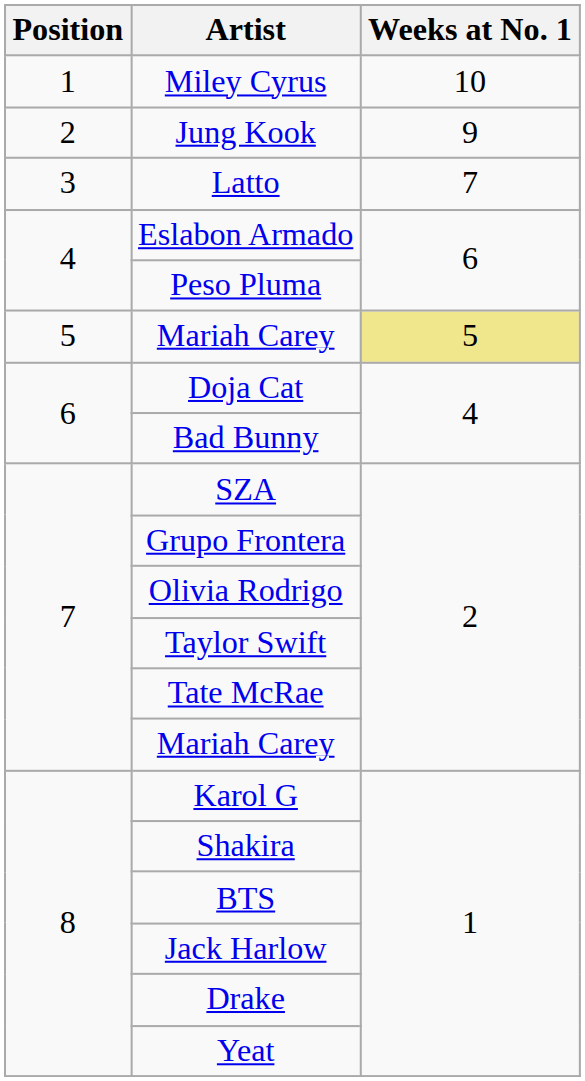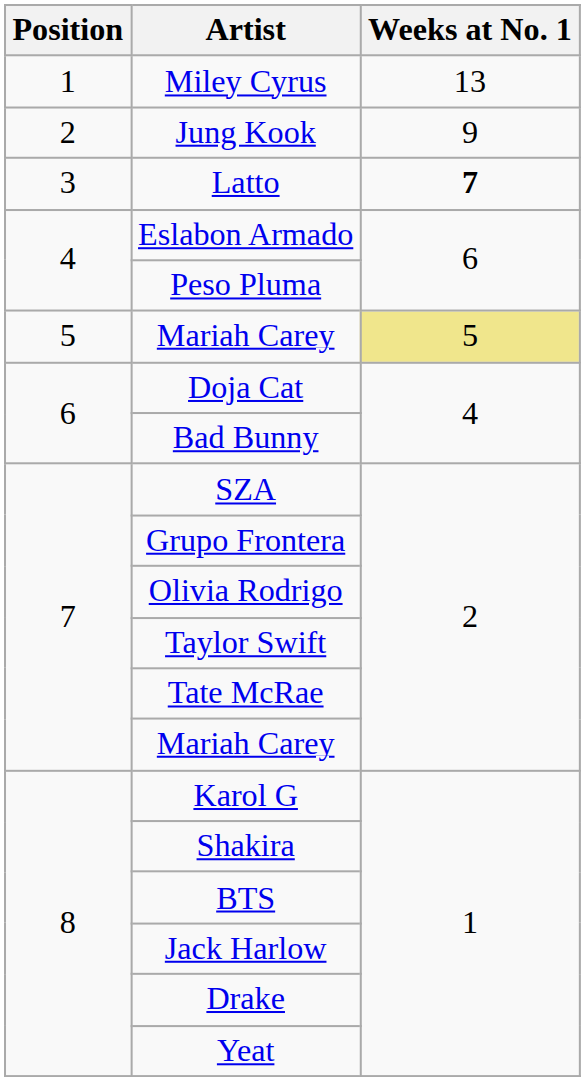(470, 81) 10 -> (470, 81) 13
(470, 183) normal -> (470, 183) bold
